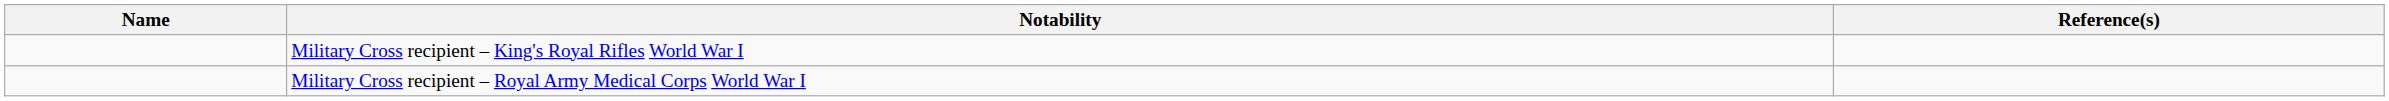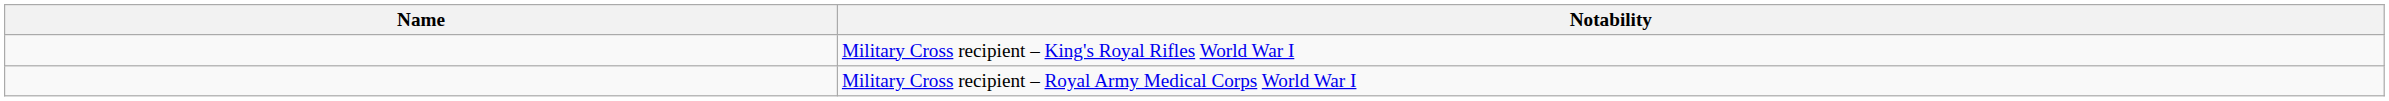- column: (2109, 19)
